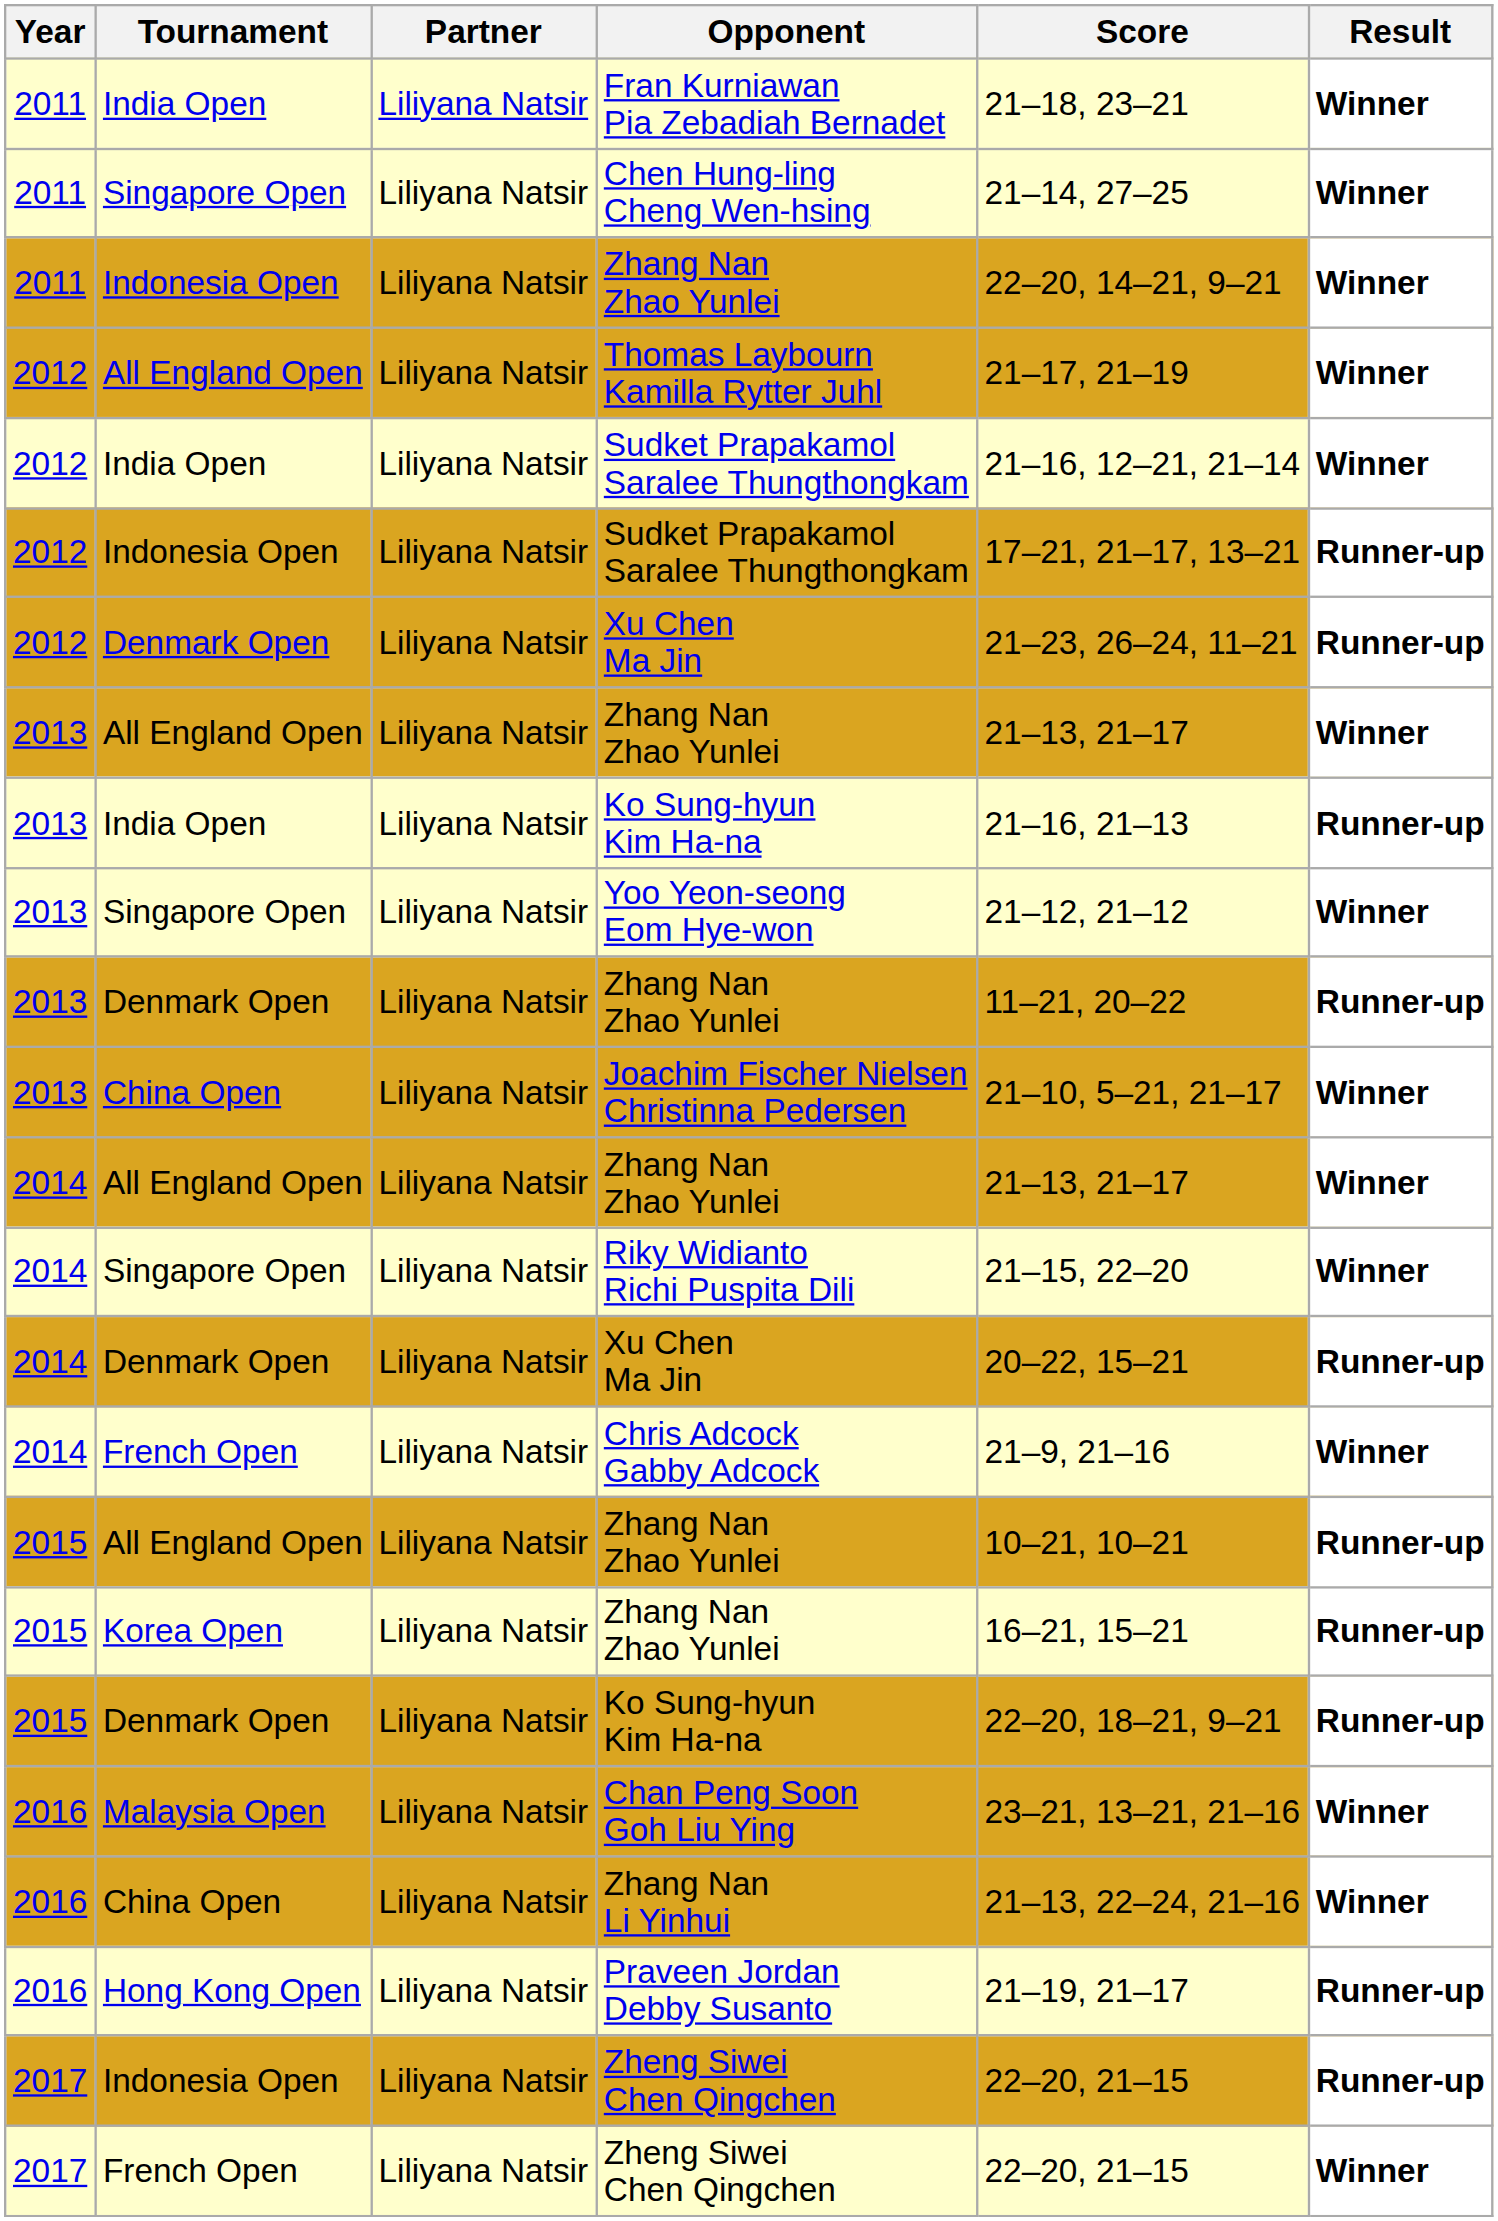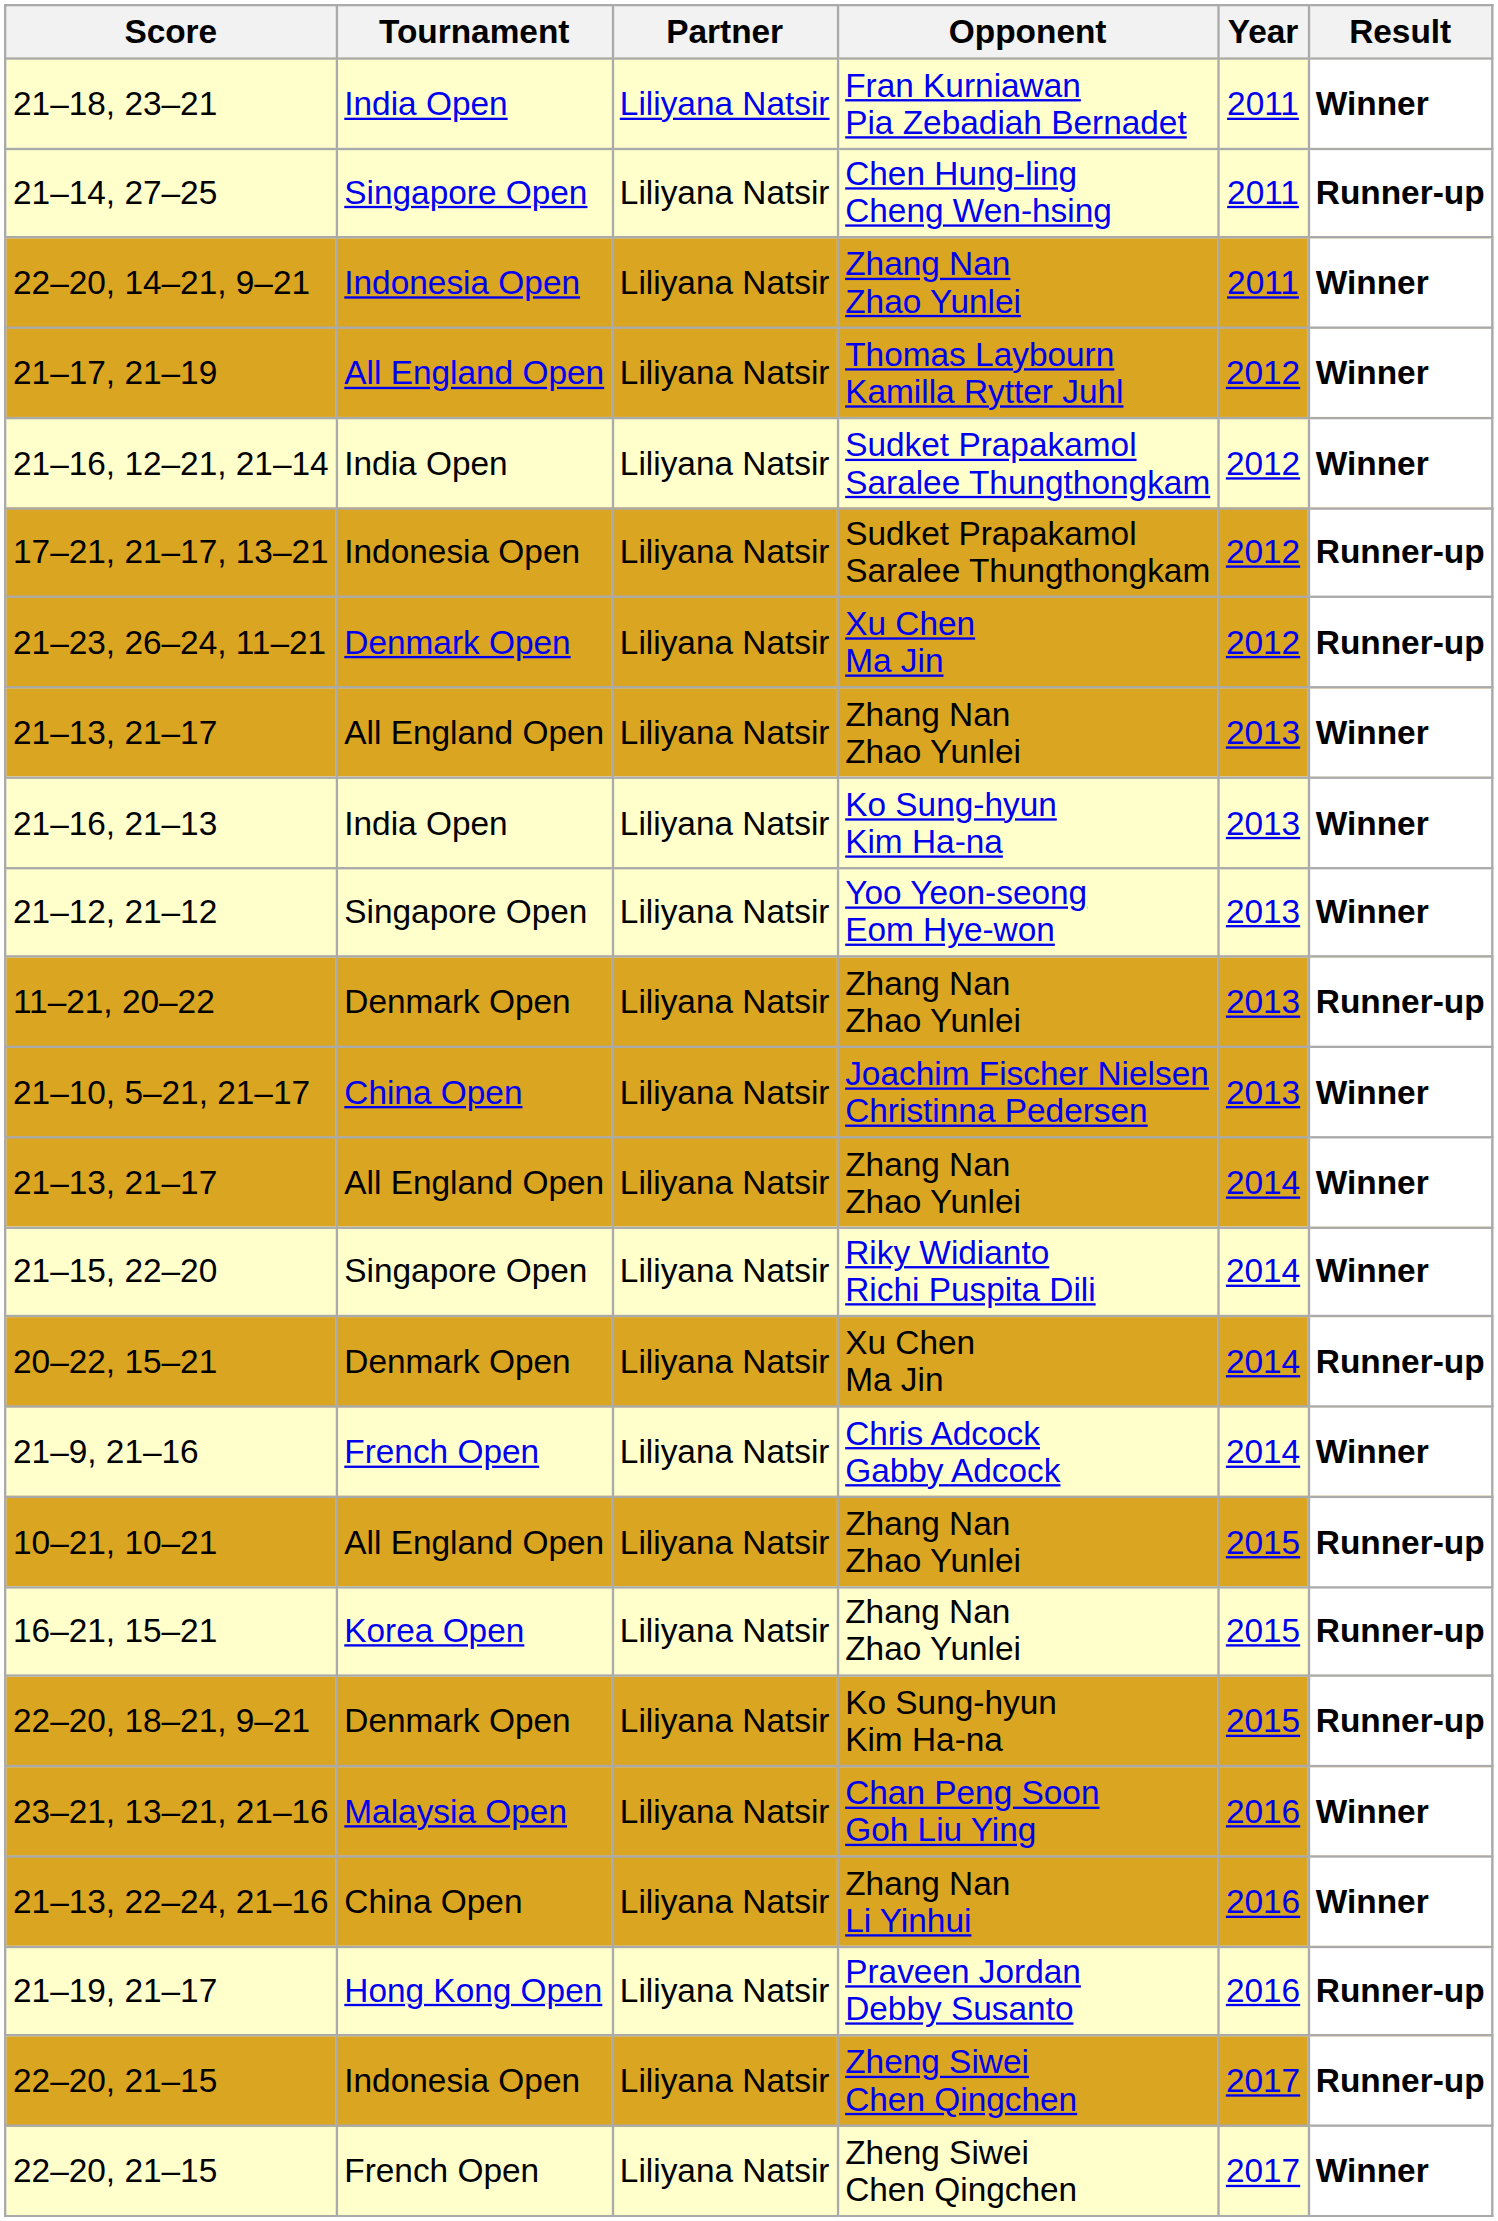columns swapped: (50, 32) <-> (1142, 32)
(1372, 193) Winner -> (1400, 193) Runner-up
(1400, 822) Runner-up -> (1372, 822) Winner
